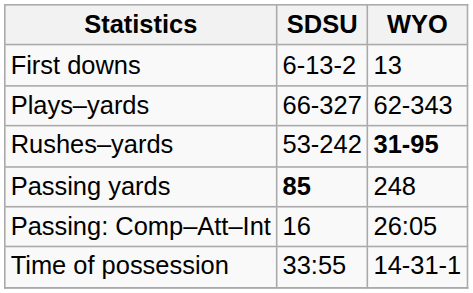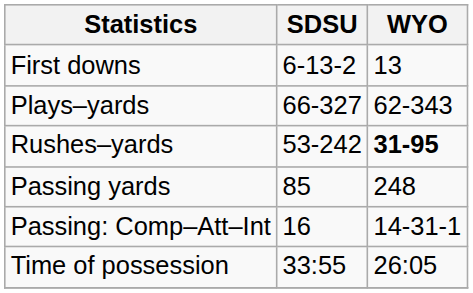(297, 186) bold -> (297, 186) normal
(405, 226) 26:05 -> (417, 226) 14-31-1
(417, 266) 14-31-1 -> (405, 266) 26:05
